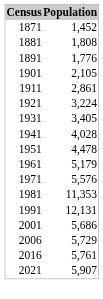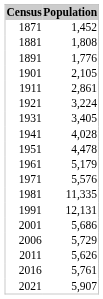(81, 194) 11,353 -> (81, 194) 11,335
+ row: (30, 255)
